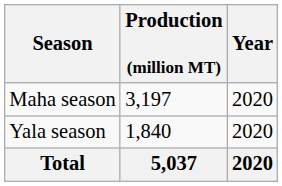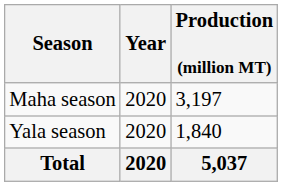columns swapped: (174, 43) <-> (253, 43)
